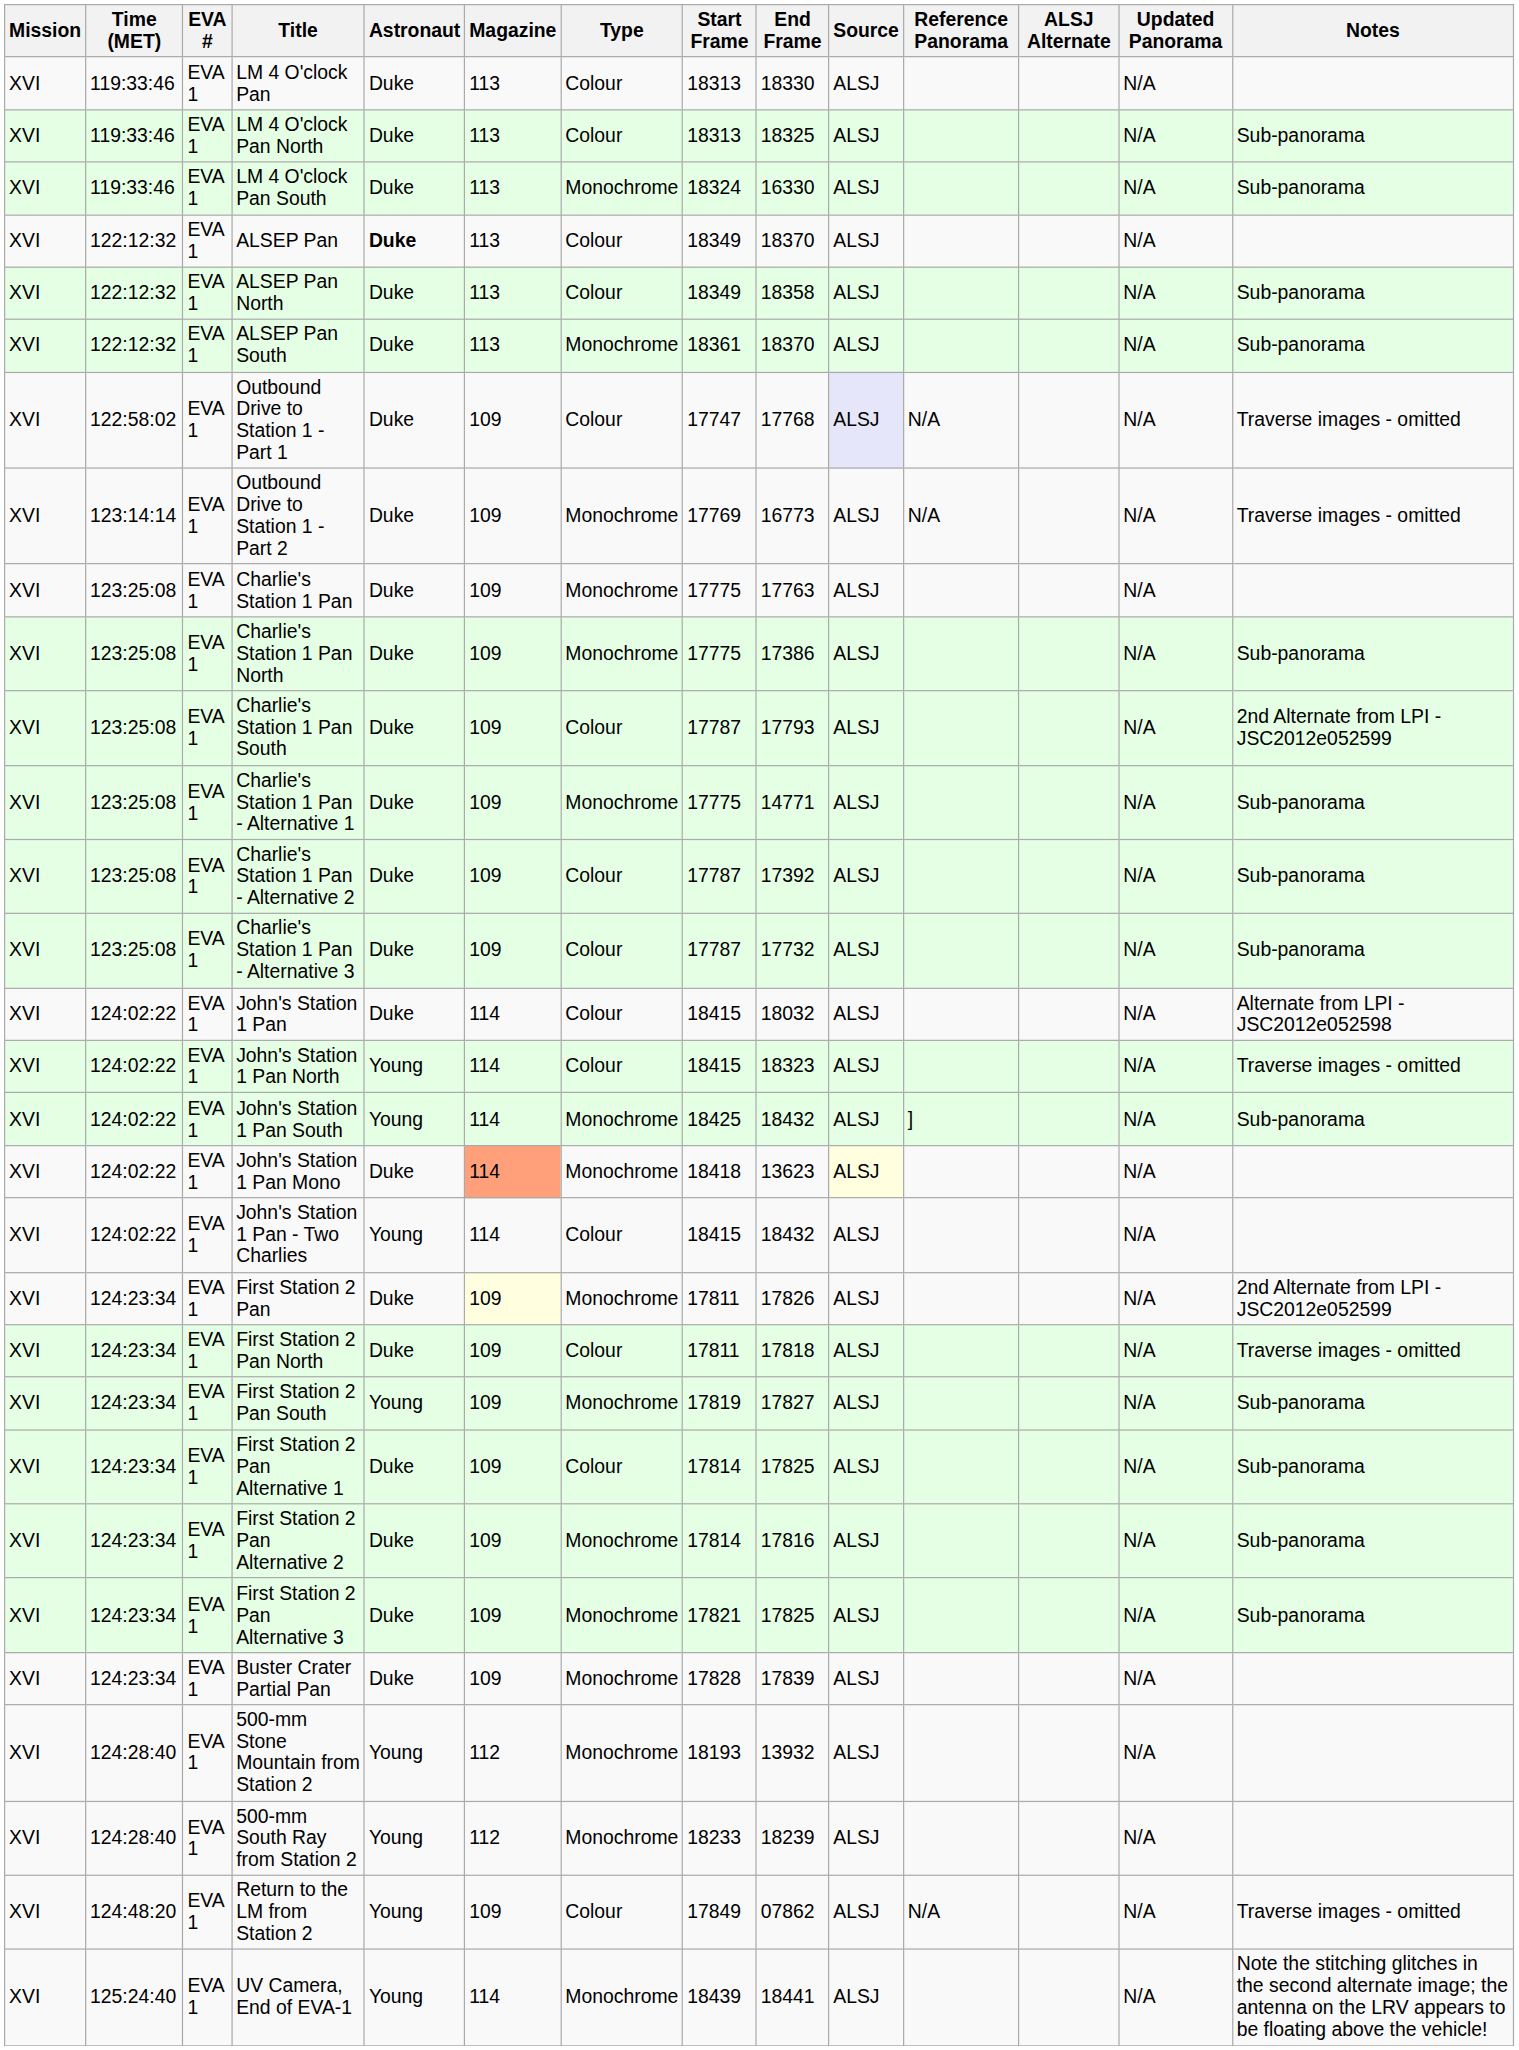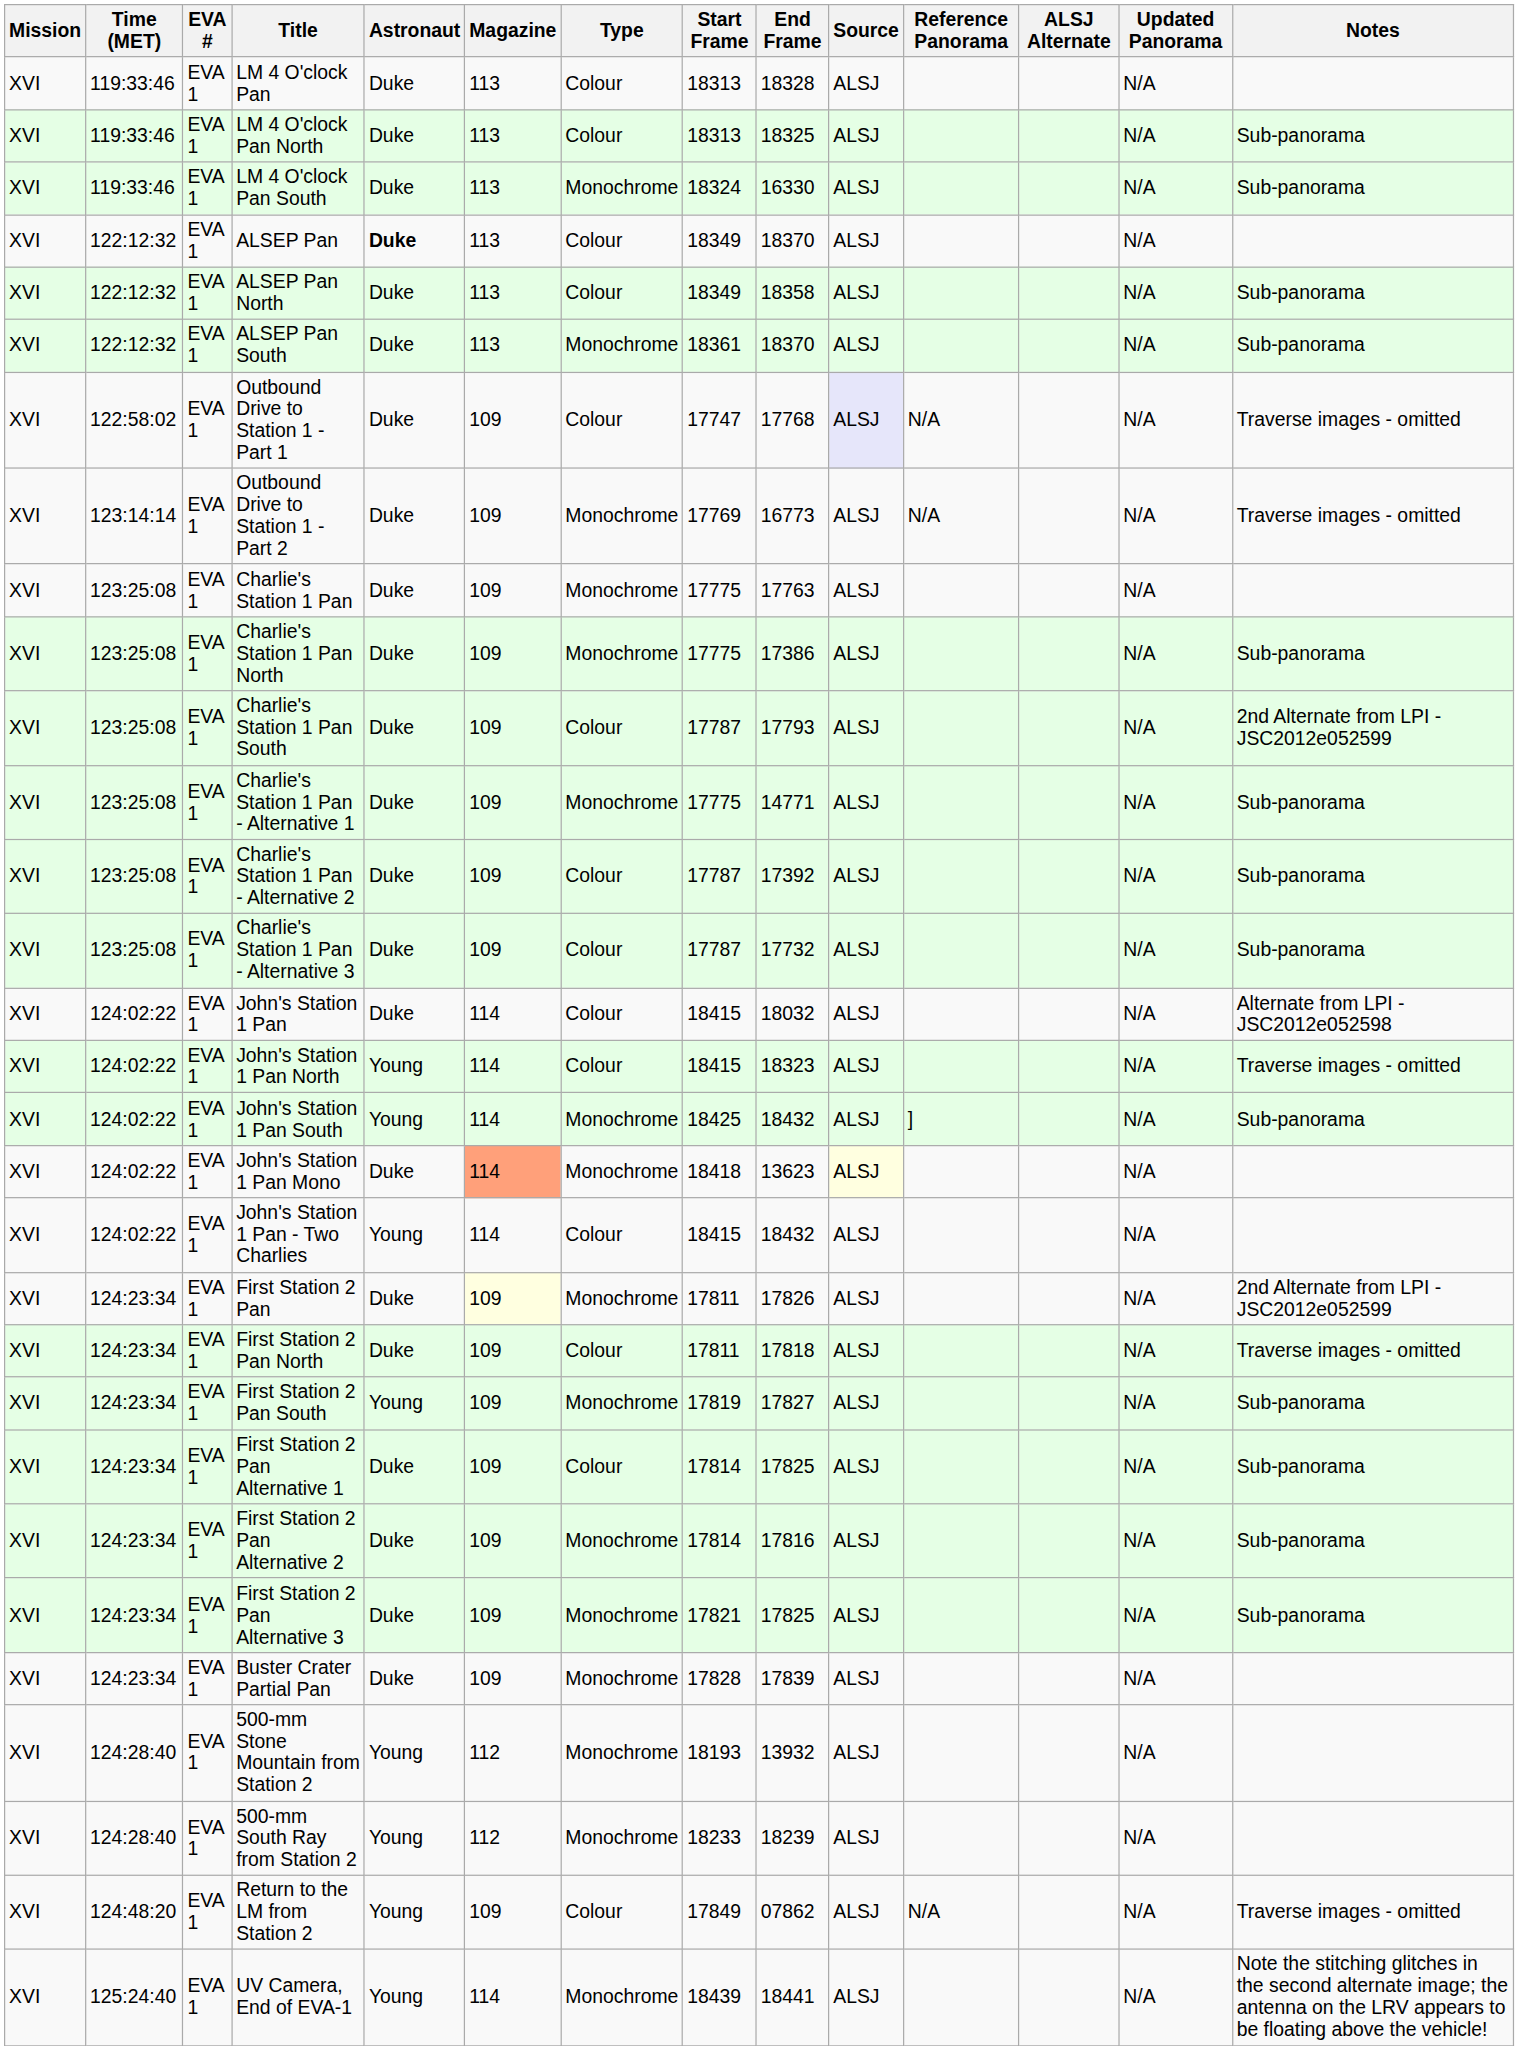(788, 83) 18330 -> (788, 83) 18328
